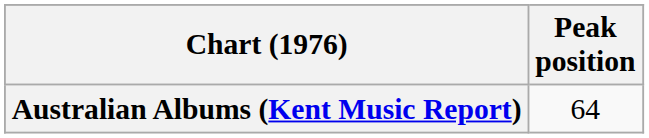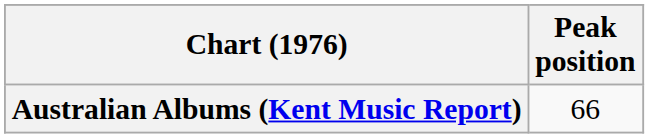(585, 108) 64 -> (585, 108) 66
